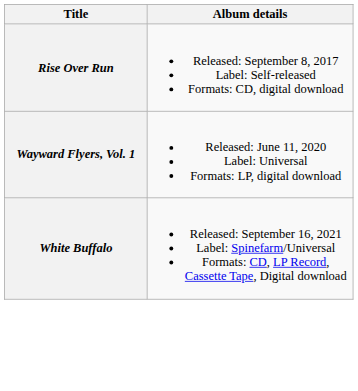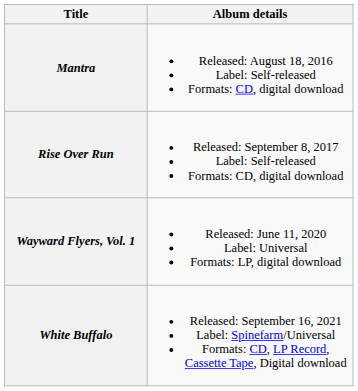+ row: (76, 67)
